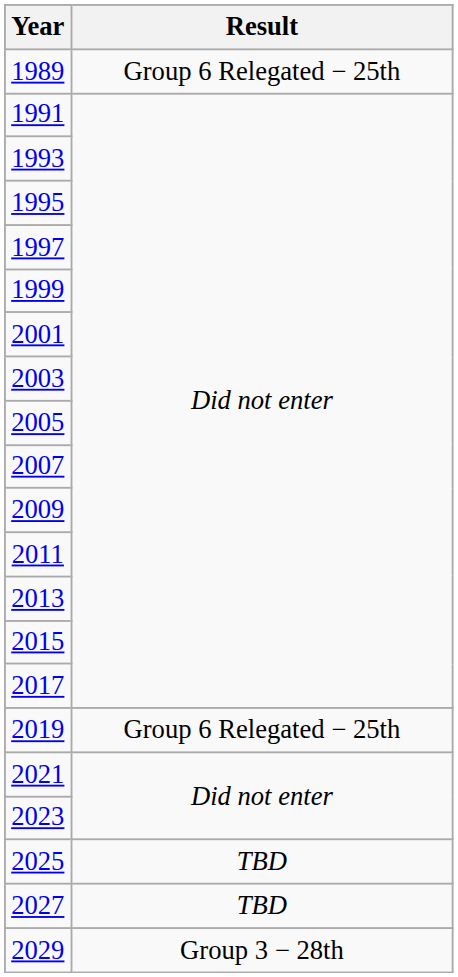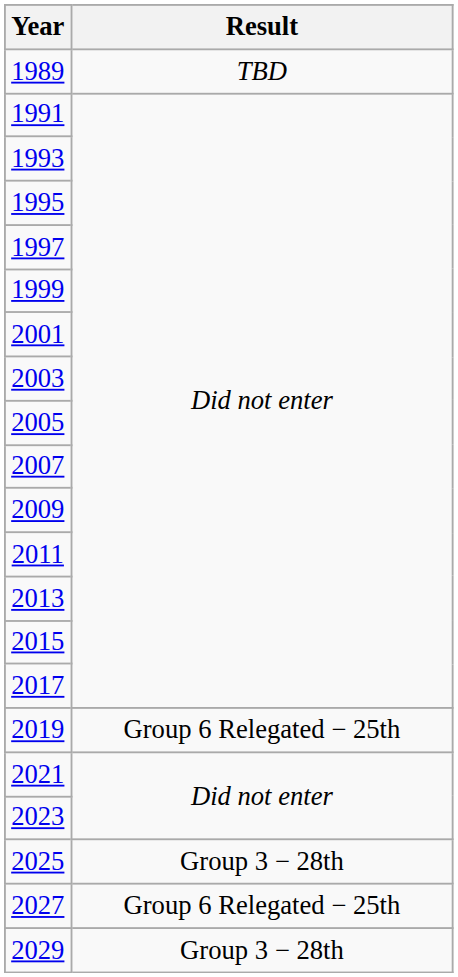(262, 70) Group 6 Relegated − 25th -> (262, 70) TBD
(262, 861) TBD -> (262, 861) Group 3 − 28th
(262, 905) TBD -> (262, 905) Group 6 Relegated − 25th
